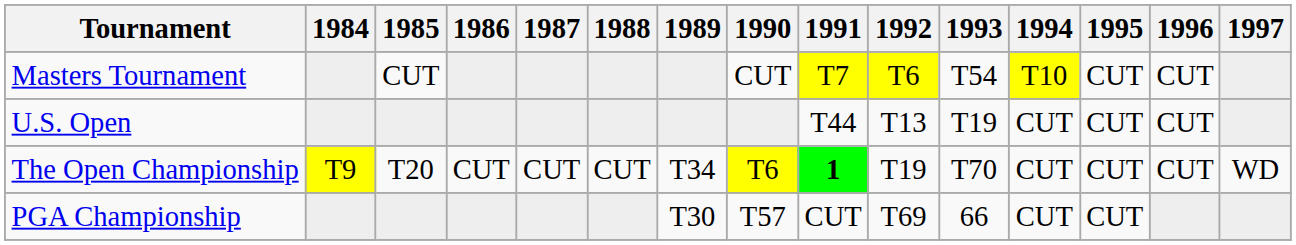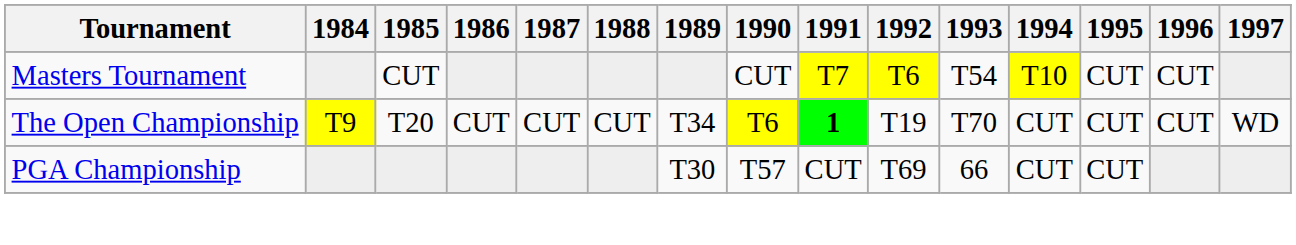- row: (71, 122)
